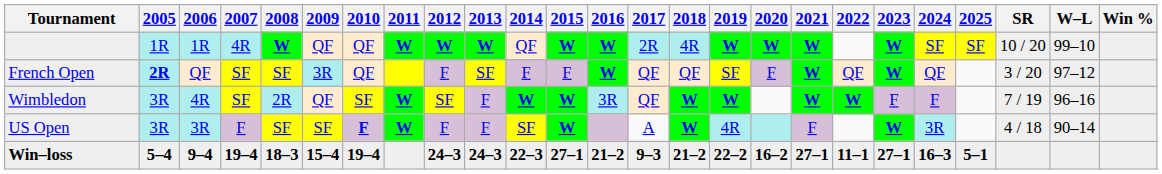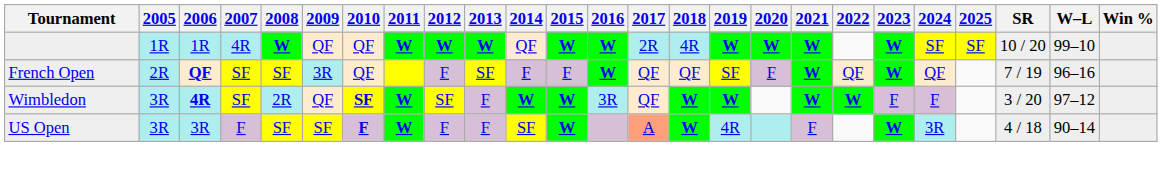(159, 73) bold -> (159, 73) normal
(200, 73) normal -> (200, 73) bold
(1023, 73) 3 / 20 -> (1023, 73) 7 / 19
(1074, 73) 97–12 -> (1074, 73) 96–16
(200, 100) normal -> (200, 100) bold
(364, 100) normal -> (364, 100) bold
(1023, 100) 7 / 19 -> (1023, 100) 3 / 20
(1074, 100) 96–16 -> (1074, 100) 97–12
(649, 127) no background -> (649, 127) lightsalmon background
- row: (41, 155)
